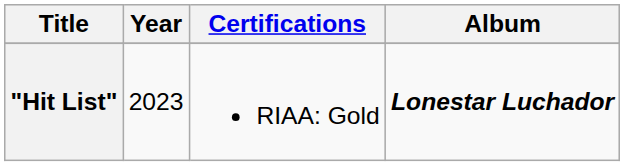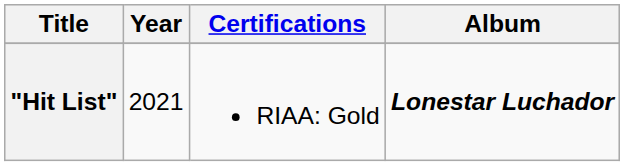(156, 101) 2023 -> (156, 101) 2021
